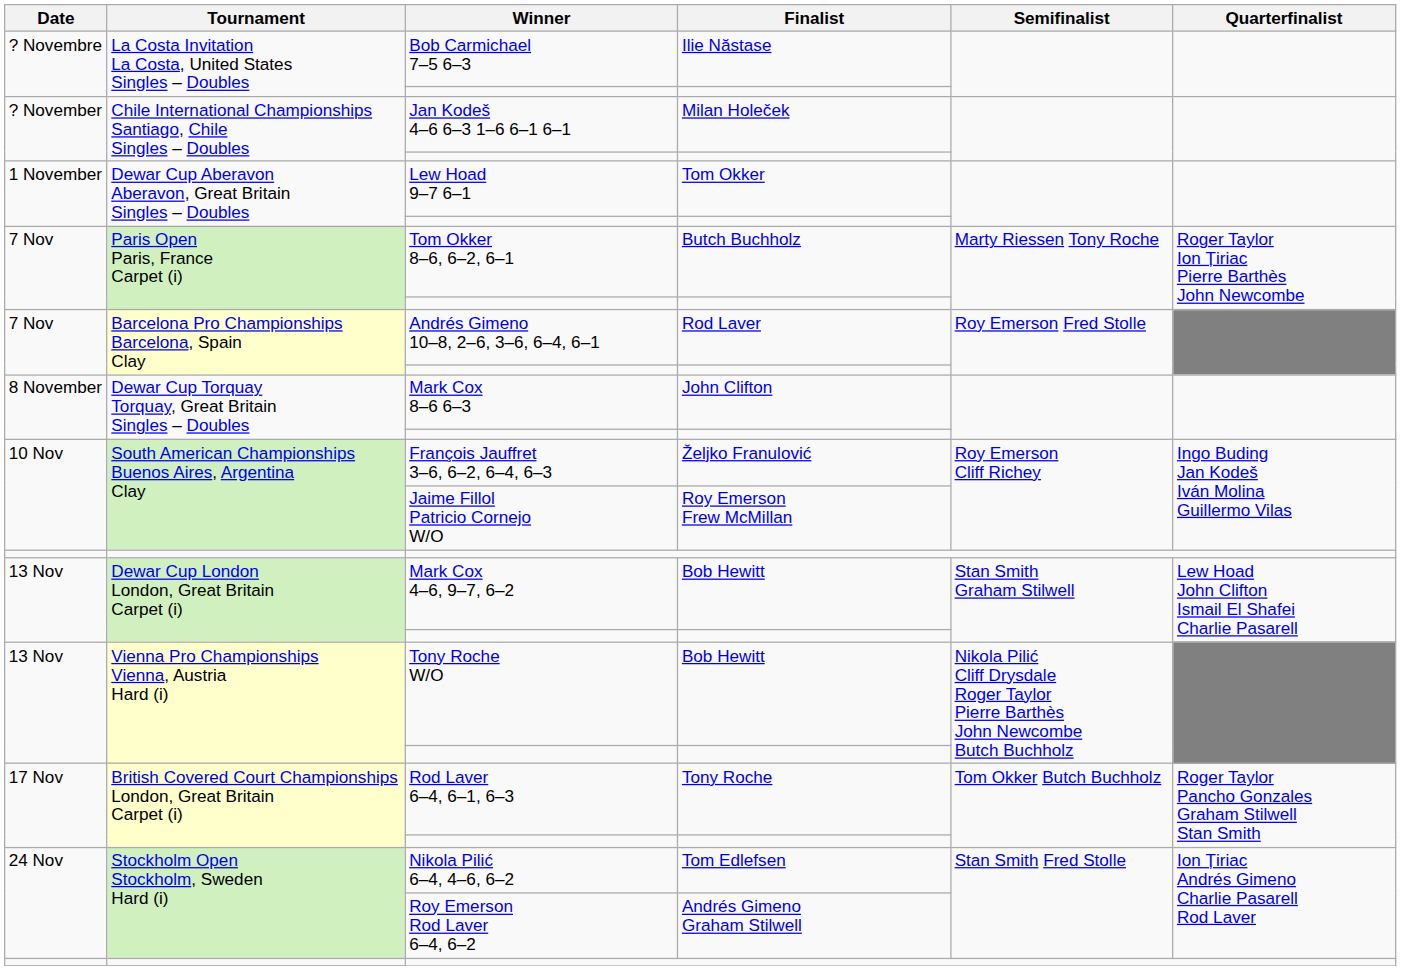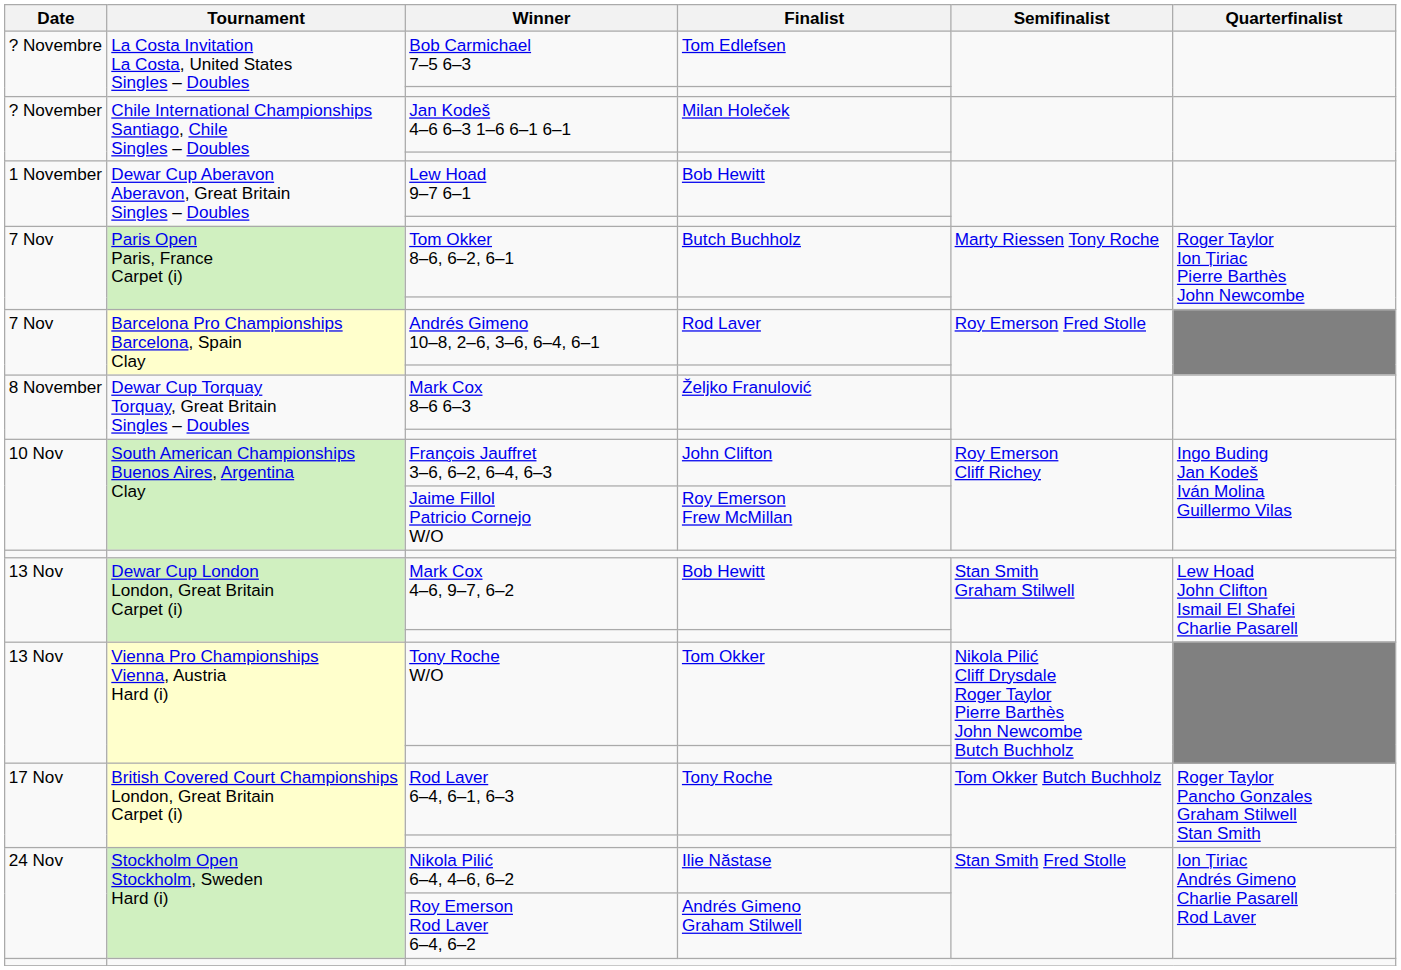(727, 45) Ilie Năstase -> (734, 45) Tom Edlefsen
(723, 174) Tom Okker -> (723, 174) Bob Hewitt
(727, 388) John Clifton -> (747, 388) Željko Franulović
(747, 453) Željko Franulović -> (727, 453) John Clifton
(723, 655) Bob Hewitt -> (723, 655) Tom Okker
(734, 860) Tom Edlefsen -> (727, 860) Ilie Năstase
